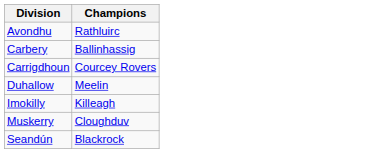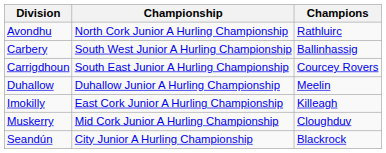+ column: (183, 13)
